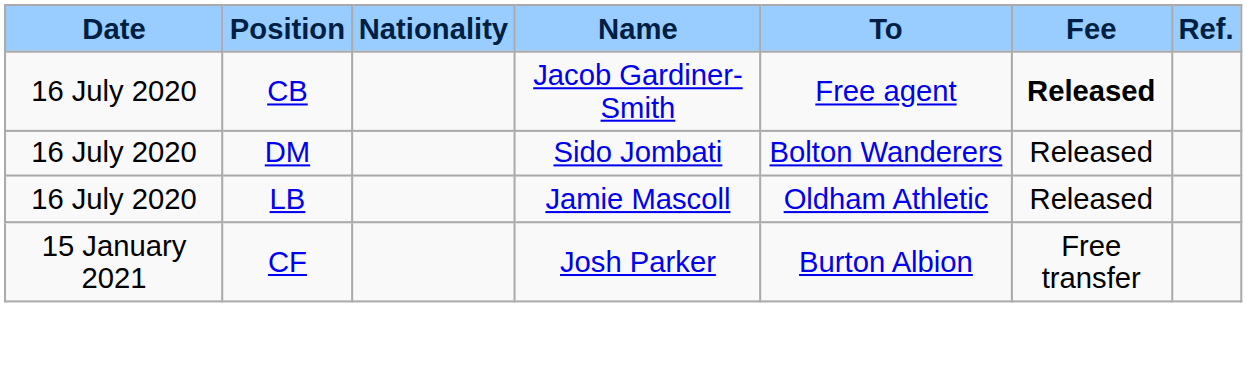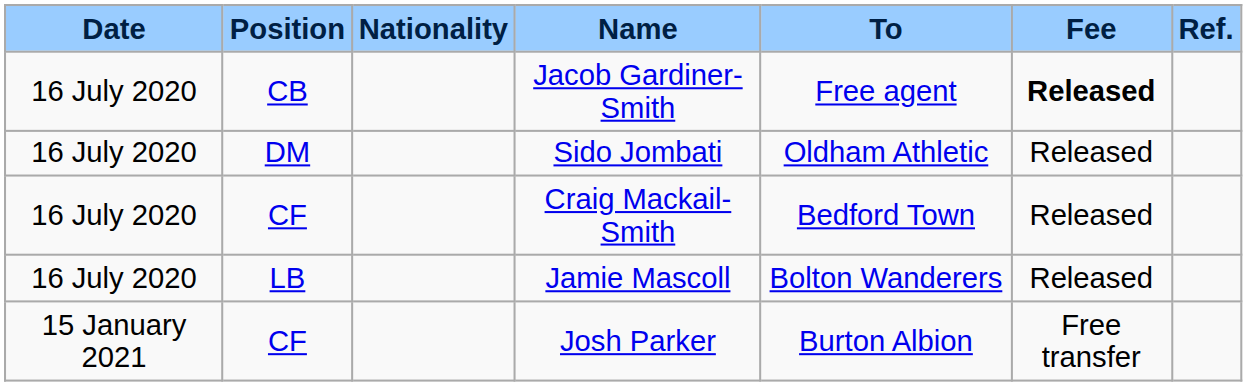(886, 153) Bolton Wanderers -> (886, 153) Oldham Athletic
+ row: (638, 216)
(886, 200) Oldham Athletic -> (886, 278) Bolton Wanderers
